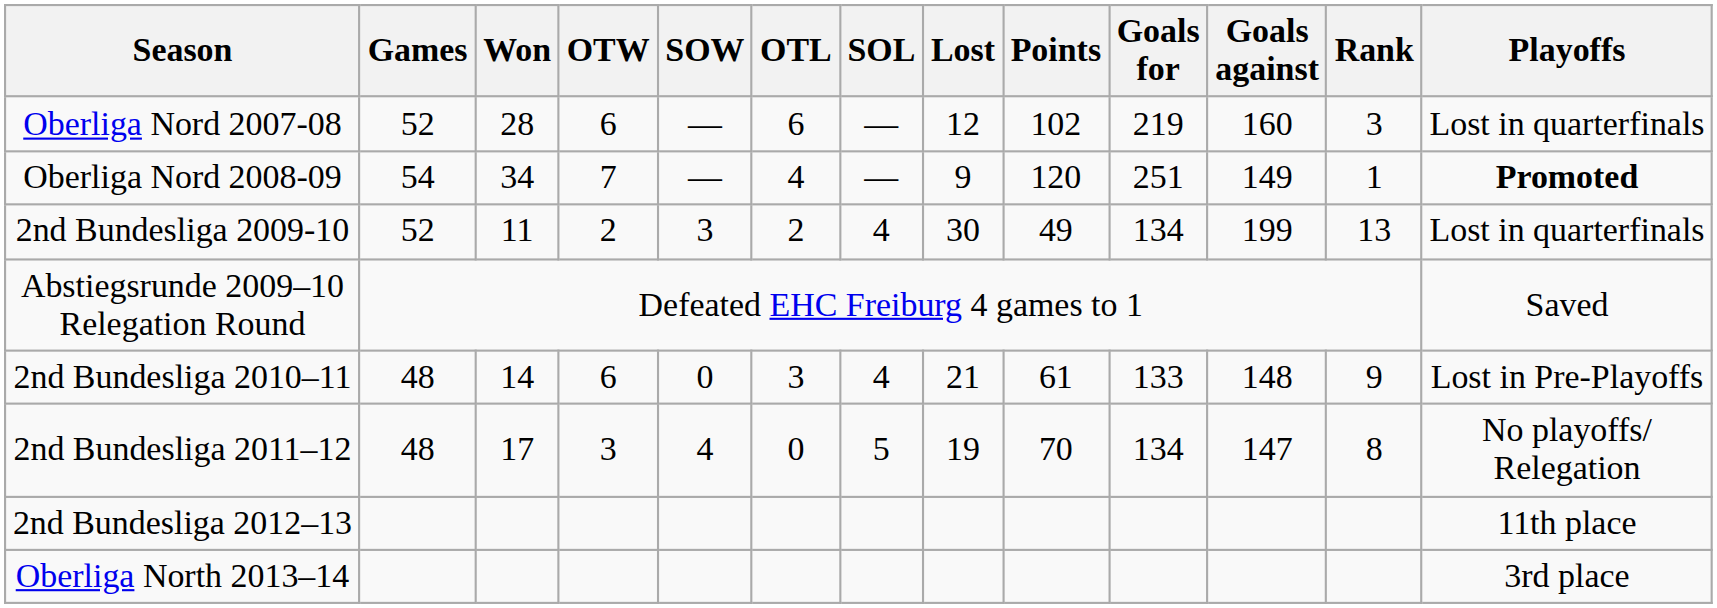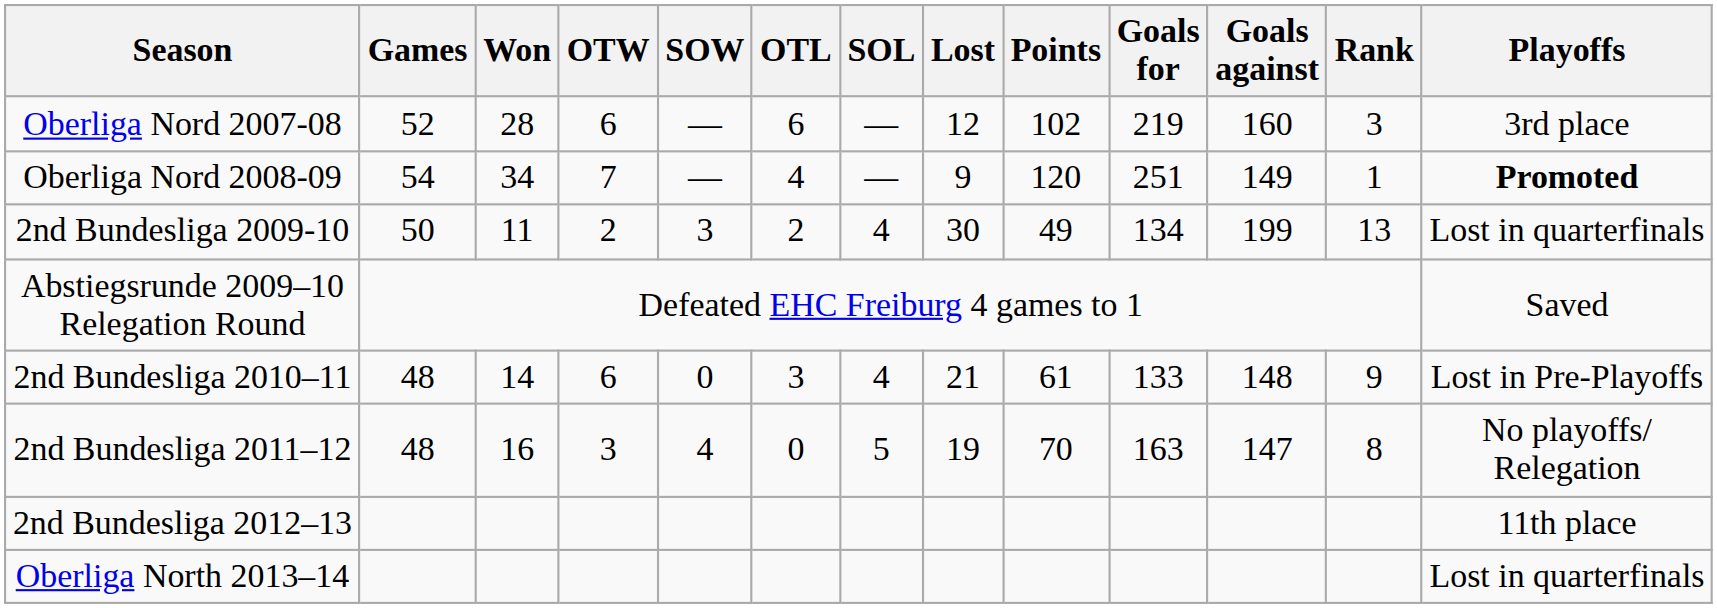(1567, 123) Lost in quarterfinals -> (1567, 123) 3rd place
(418, 230) 52 -> (418, 230) 50
(517, 449) 17 -> (517, 449) 16
(1158, 449) 134 -> (1158, 449) 163
(1567, 576) 3rd place -> (1567, 576) Lost in quarterfinals
